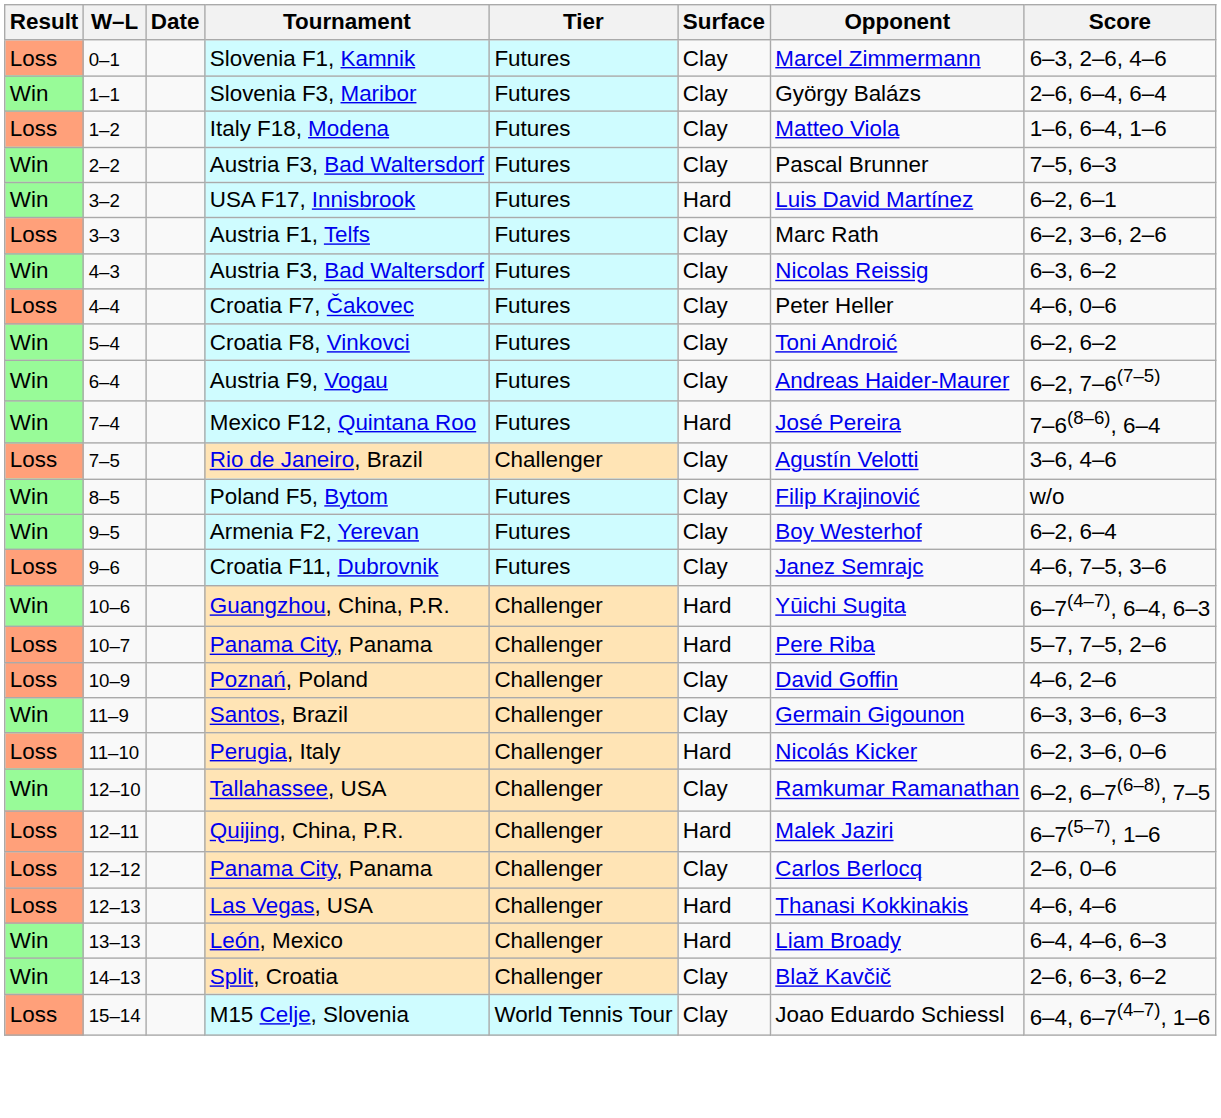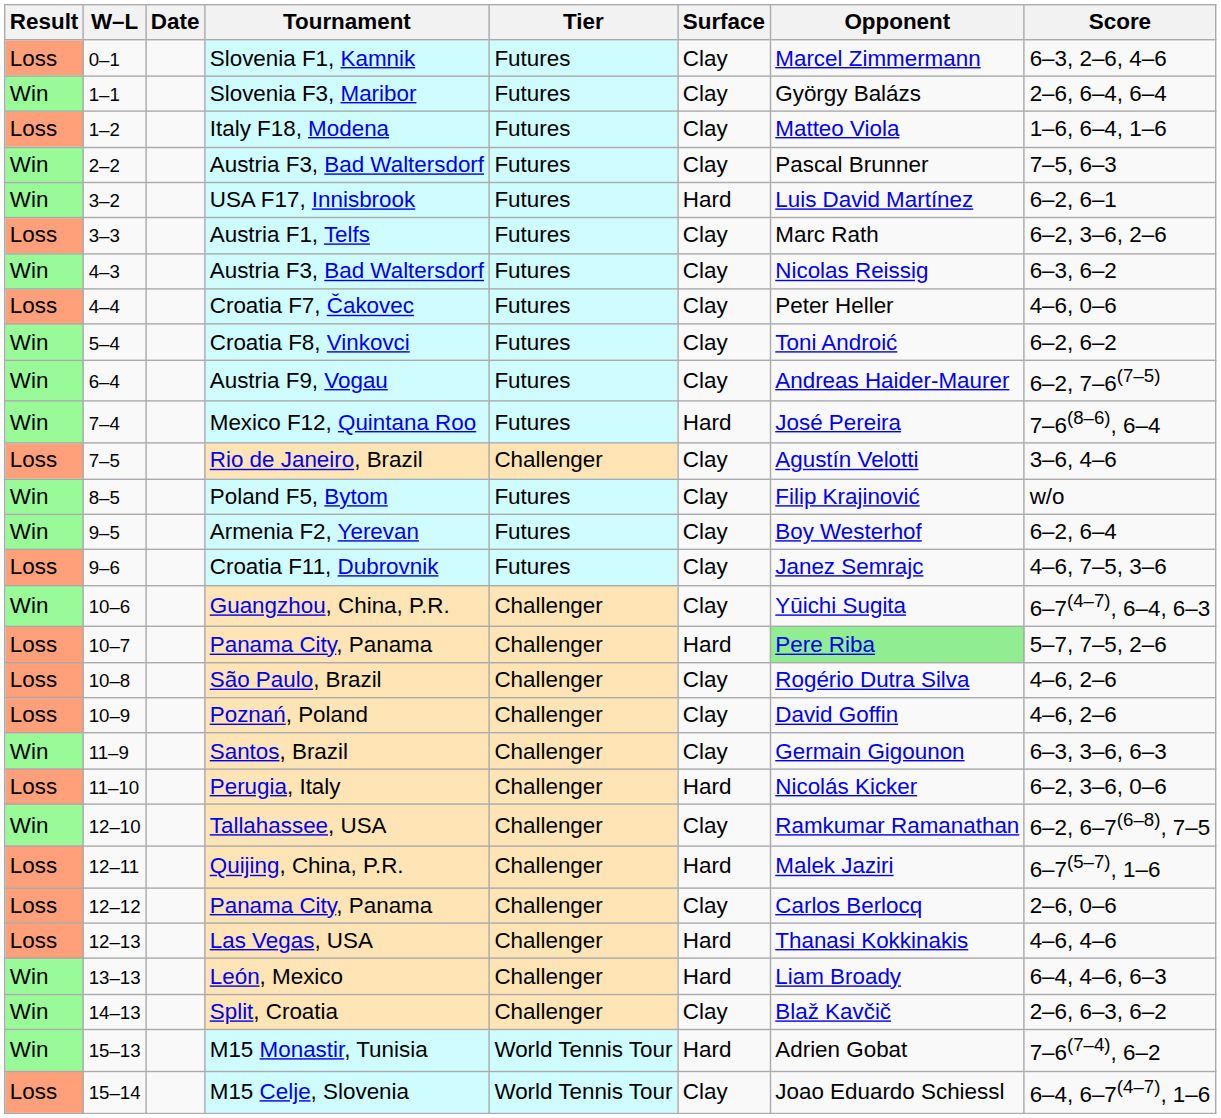(707, 605) Hard -> (705, 605) Clay
(825, 644) no background -> (825, 644) lightgreen background
+ row: (109, 681)
+ row: (115, 1051)
